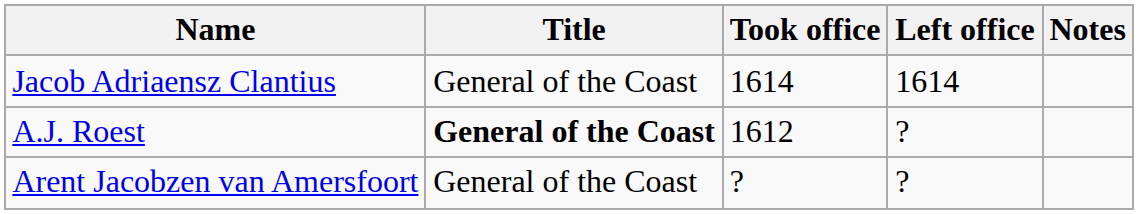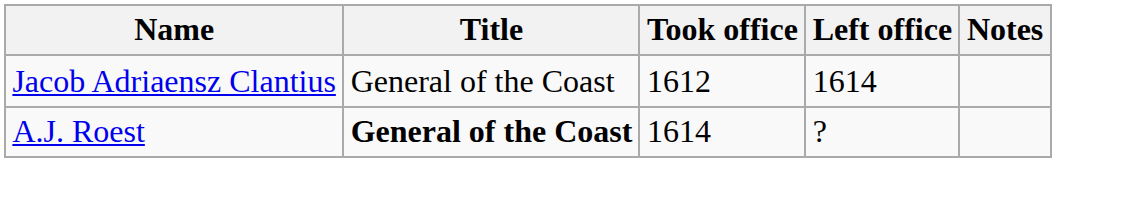(762, 80) 1614 -> (679, 80) 1612
(762, 131) 1612 -> (679, 131) 1614
- row: (215, 182)
